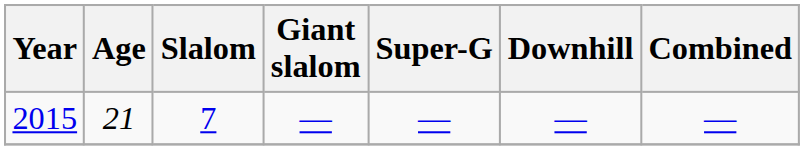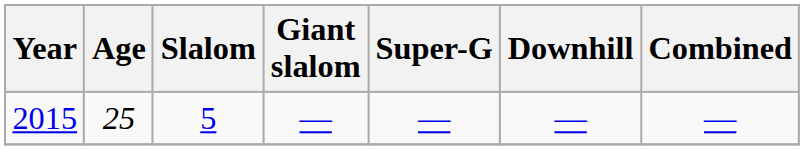(119, 117) 21 -> (119, 117) 25
(208, 117) 7 -> (208, 117) 5
